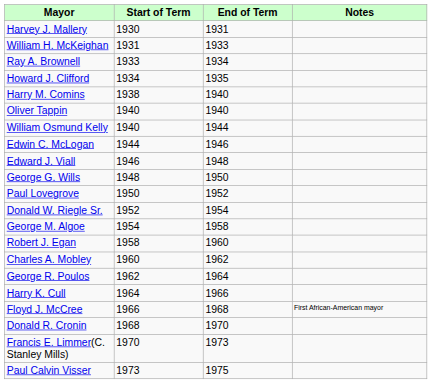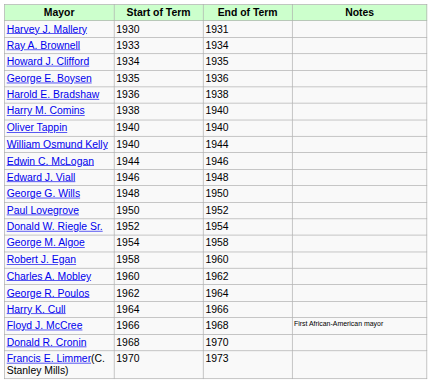- row: (58, 45)
+ row: (49, 78)
+ row: (53, 95)
- row: (49, 370)
